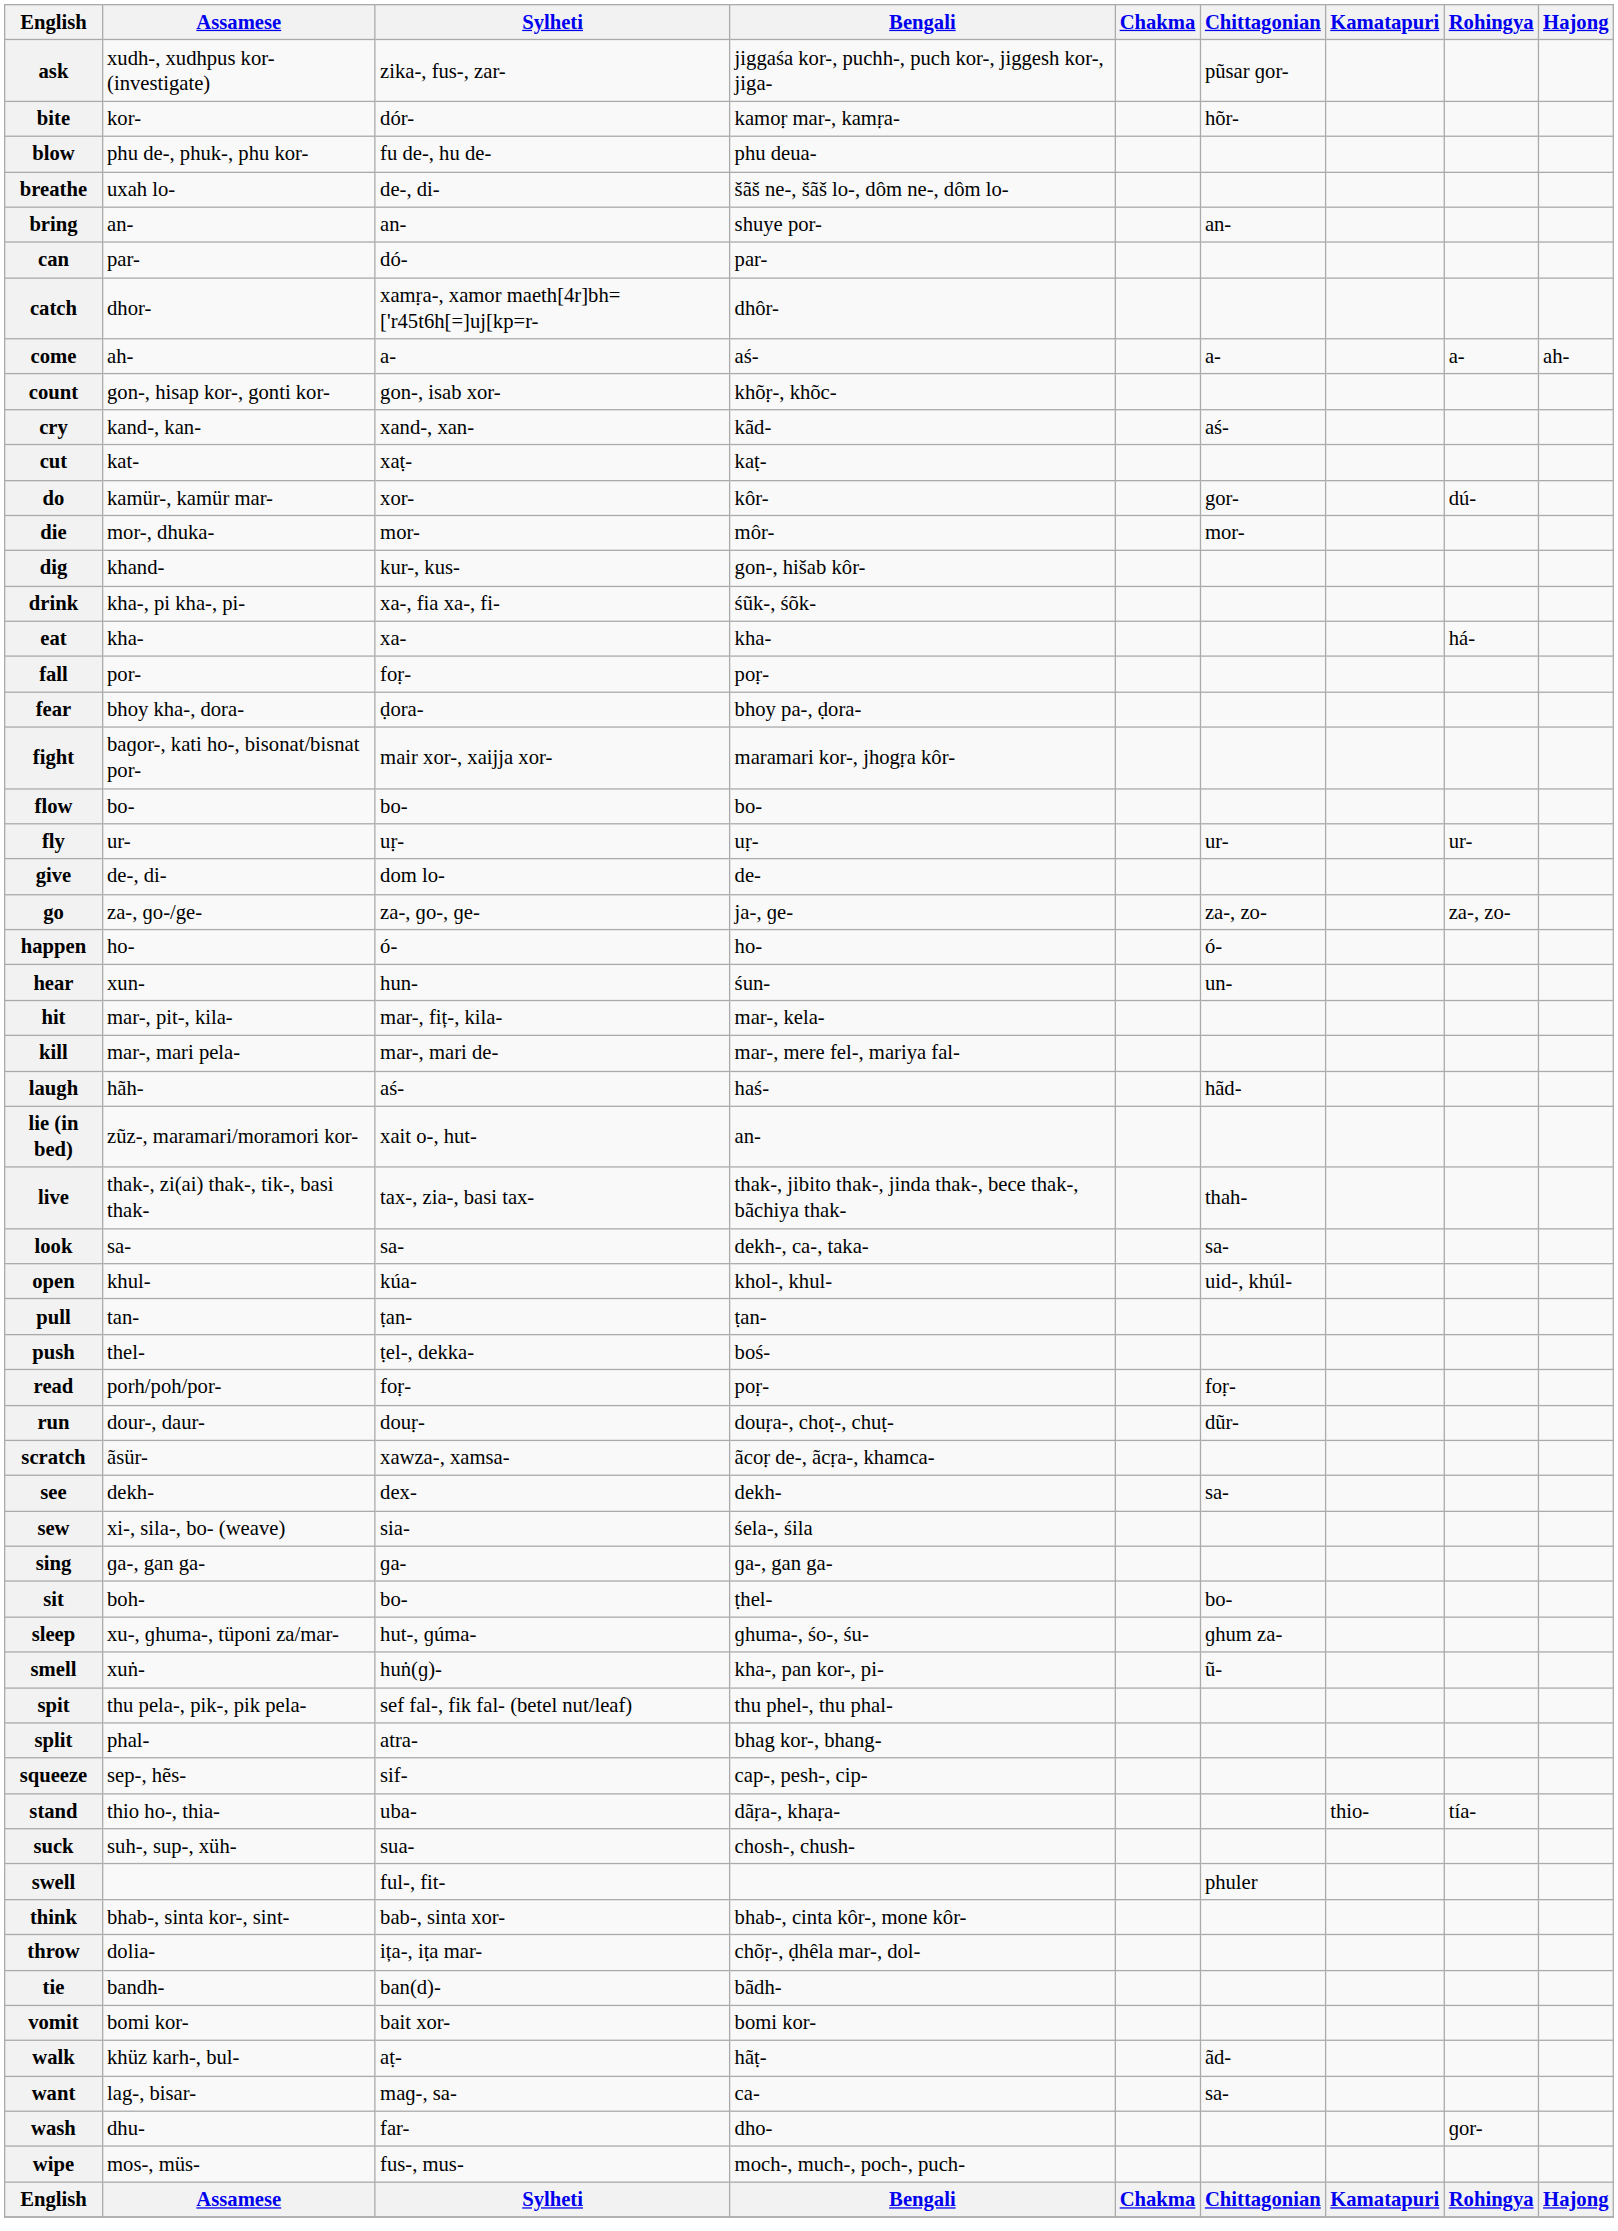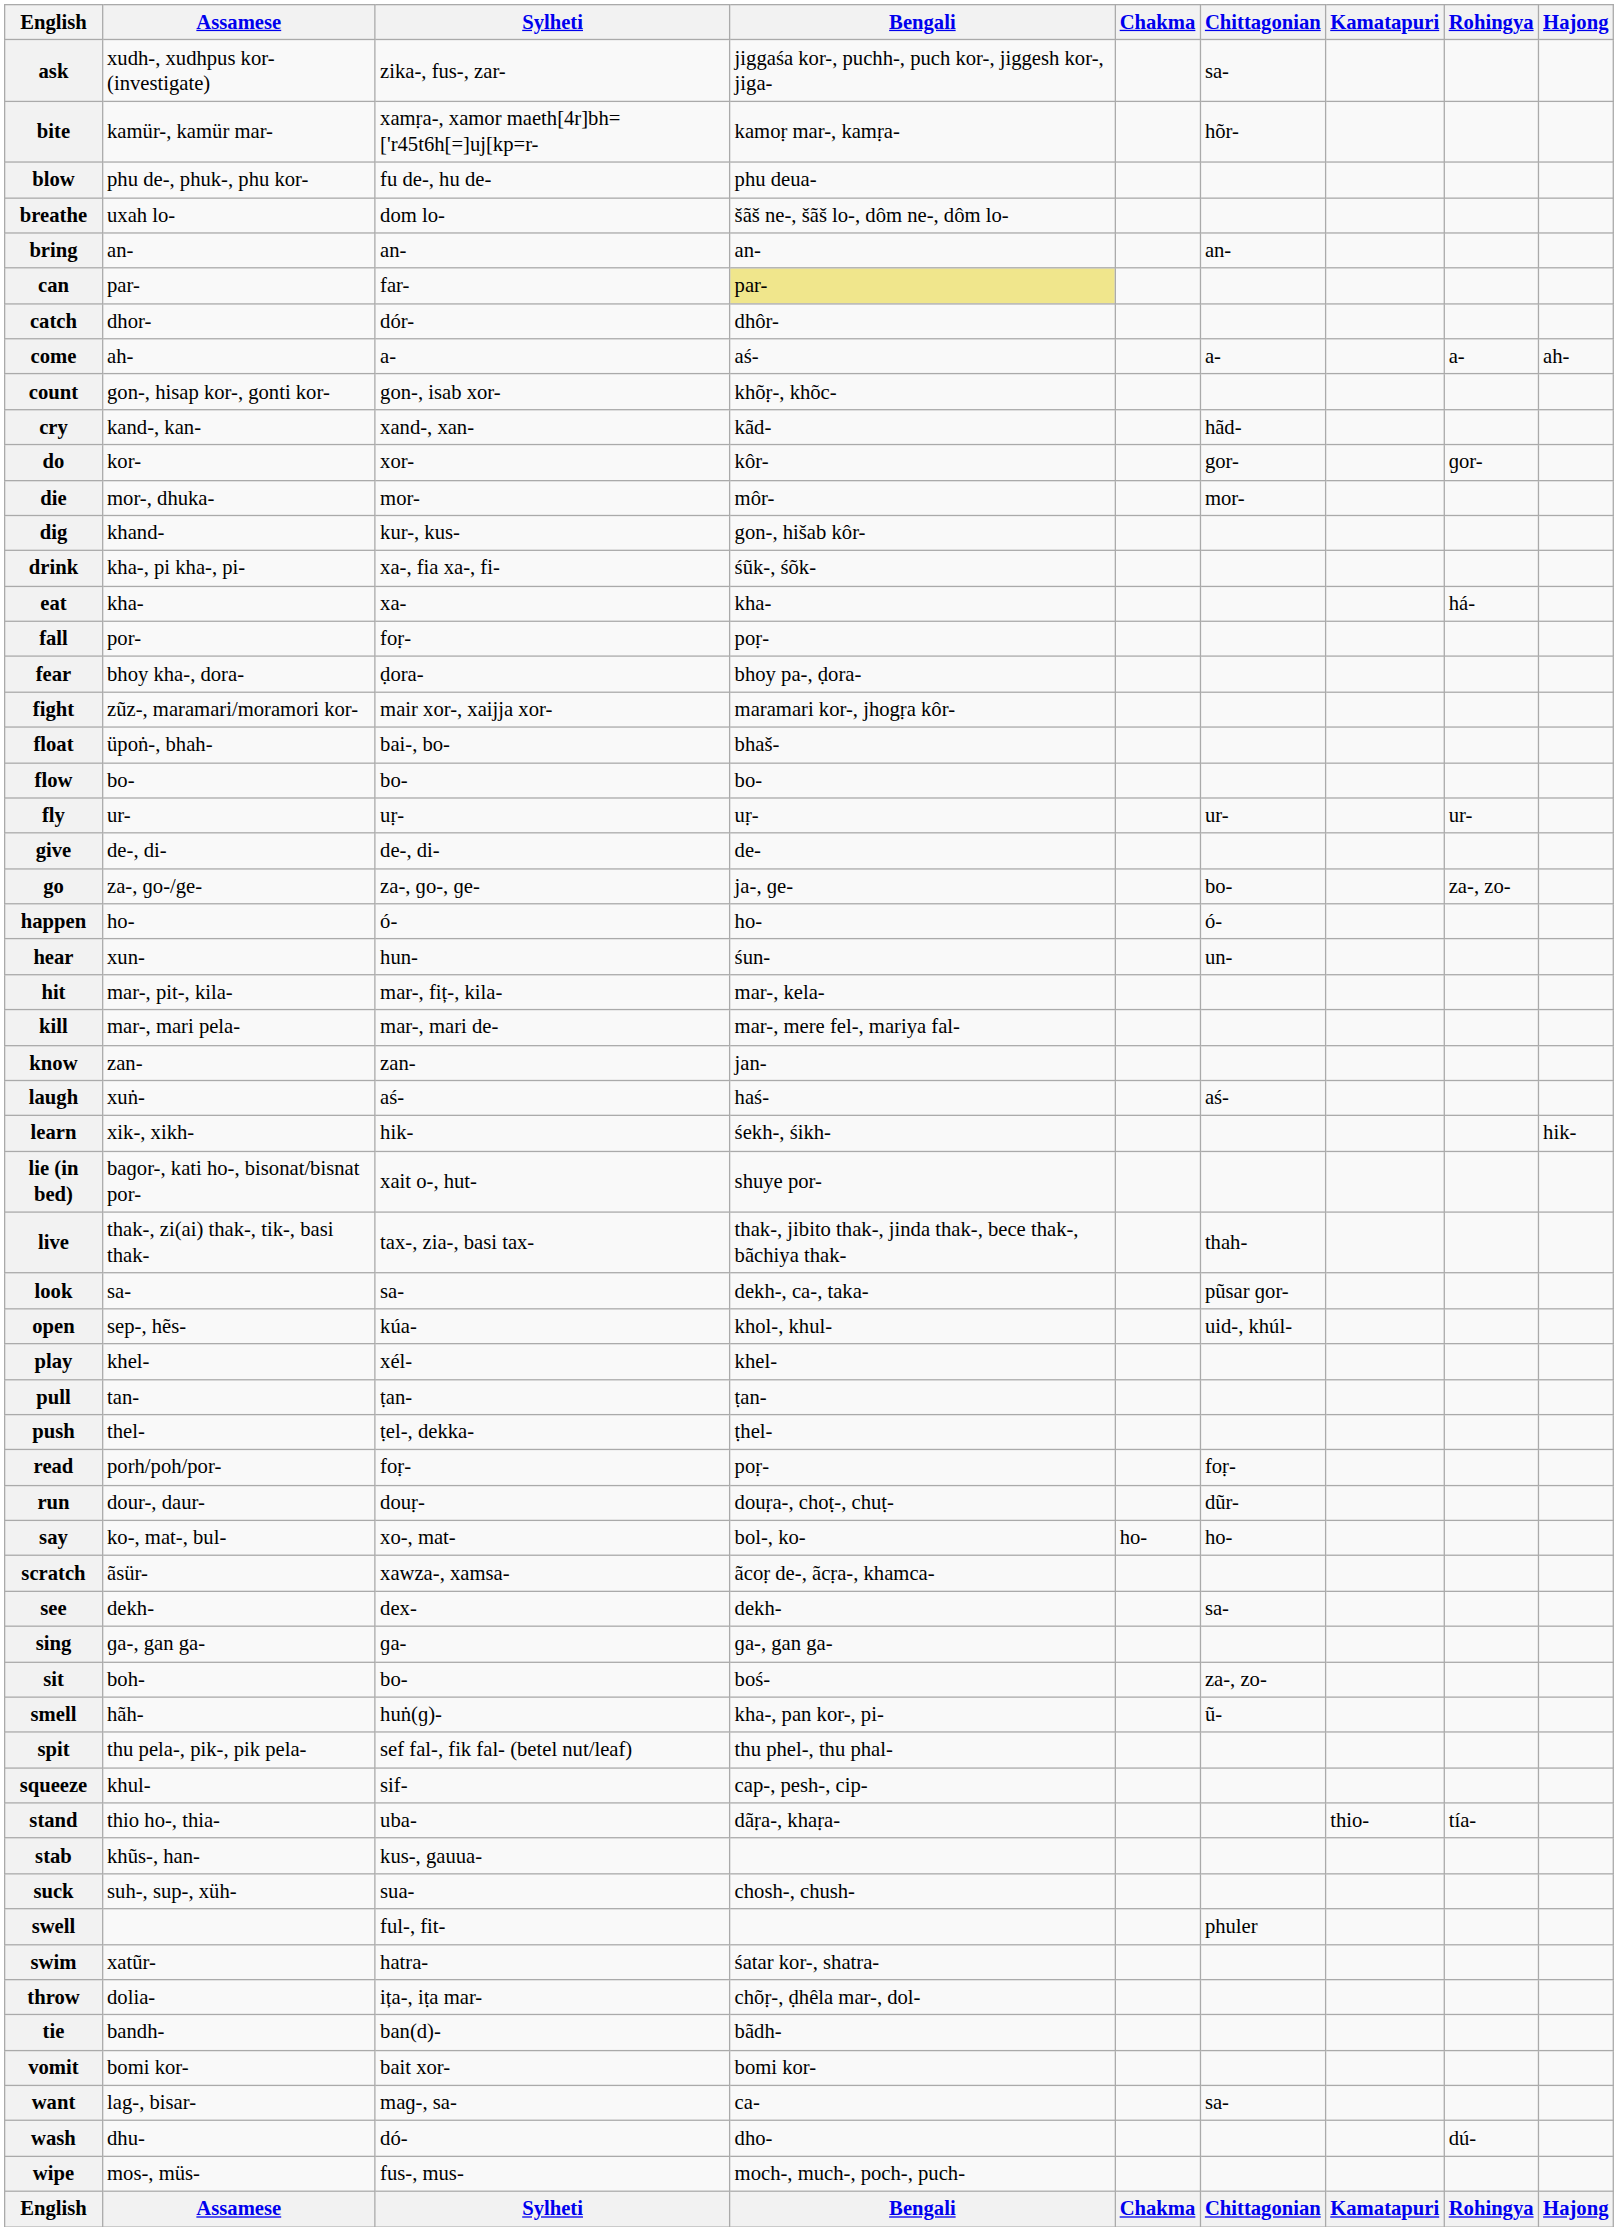(1247, 70) pũsar ɡor- -> (1217, 70) sa-
(124, 118) kor- -> (190, 131) kamür-, kamür mar-
(397, 118) dór- -> (500, 131) xamṛa-, xamor maeth[4r]bh=['r45t6h[=]uj[kp=r-
(410, 189) de-, di- -> (412, 215) dom lo-
(778, 224) shuye por- -> (748, 250) an-
(394, 259) dó- -> (395, 285) far-
(751, 259) no background -> (751, 285) khaki background
(500, 308) xamṛa-, xamor maeth[4r]bh=['r45t6h[=]uj[kp=r- -> (397, 320) dór-
(1217, 426) aś- -> (1223, 426) hãd-
- row: (53, 462)
(190, 497) kamür-, kamür mar- -> (124, 462) kor-
(1462, 497) dú- -> (1466, 462) ɡor-
(233, 757) baɡor-, kati ho-, bisonat/bisnat por- -> (233, 709) zũz-, maramari/moramori kor-
+ row: (53, 744)
(412, 876) dom lo- -> (410, 850) de-, di-
(1236, 911) za-, zo- -> (1219, 885) bo-
+ row: (53, 1062)
(125, 1088) hãh- -> (126, 1097) xuṅ-
(1223, 1088) hãd- -> (1217, 1097) aś-
+ row: (53, 1133)
(233, 1136) zũz-, maramari/moramori kor- -> (233, 1181) baɡor-, kati ho-, bisonat/bisnat por-
(748, 1136) an- -> (778, 1181) shuye por-
(1217, 1245) sa- -> (1247, 1290) pũsar ɡor-
(129, 1281) khul- -> (147, 1326) sep-, hẽs-
+ row: (53, 1361)
(752, 1351) boś- -> (754, 1431) ṭhel-
+ row: (53, 1537)
- row: (53, 1528)
(754, 1599) ṭhel- -> (752, 1679) boś-
(1219, 1599) bo- -> (1236, 1679) za-, zo-
- row: (53, 1634)
(126, 1669) xuṅ- -> (125, 1714) hãh-
- row: (53, 1740)
(147, 1775) sep-, hẽs- -> (129, 1785) khul-
+ row: (53, 1855)
+ row: (53, 1961)
- row: (53, 1916)
- row: (53, 2058)
(395, 2128) far- -> (394, 2138) dó-
(1466, 2128) ɡor- -> (1462, 2138) dú-
